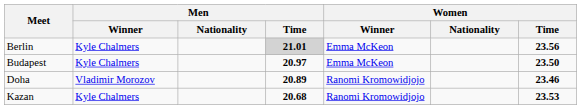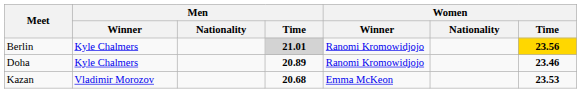(360, 46) Emma McKeon -> (375, 46) Ranomi Kromowidjojo
(547, 46) no background -> (547, 46) gold background
- row: (26, 63)
(115, 79) Vladimir Morozov -> (106, 63) Kyle Chalmers
(107, 96) Kyle Chalmers -> (114, 79) Vladimir Morozov
(375, 96) Ranomi Kromowidjojo -> (359, 79) Emma McKeon
